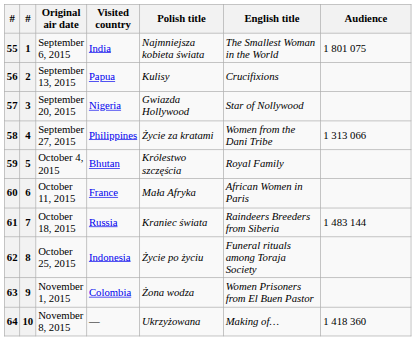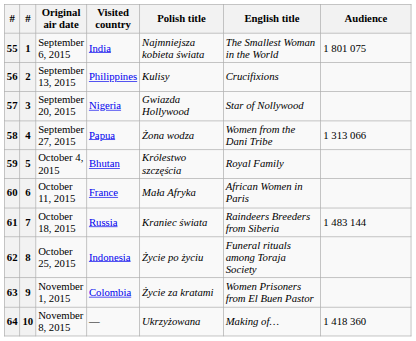(102, 77) Papua -> (113, 77) Philippines
(113, 135) Philippines -> (102, 135) Papua
(178, 135) Życie za kratami -> (168, 135) Żona wodza
(168, 292) Żona wodza -> (178, 292) Życie za kratami
